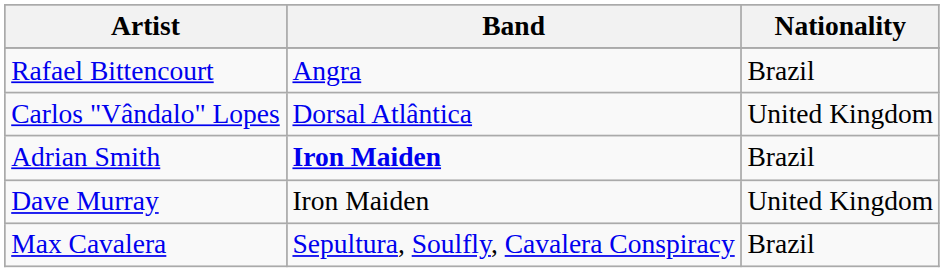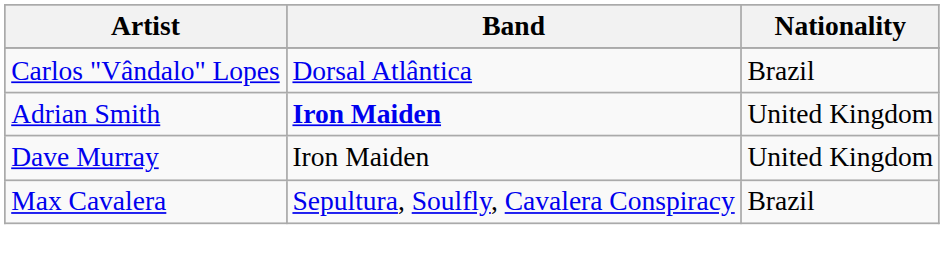- row: (112, 69)
(840, 113) United Kingdom -> (781, 69) Brazil
(781, 157) Brazil -> (840, 113) United Kingdom
